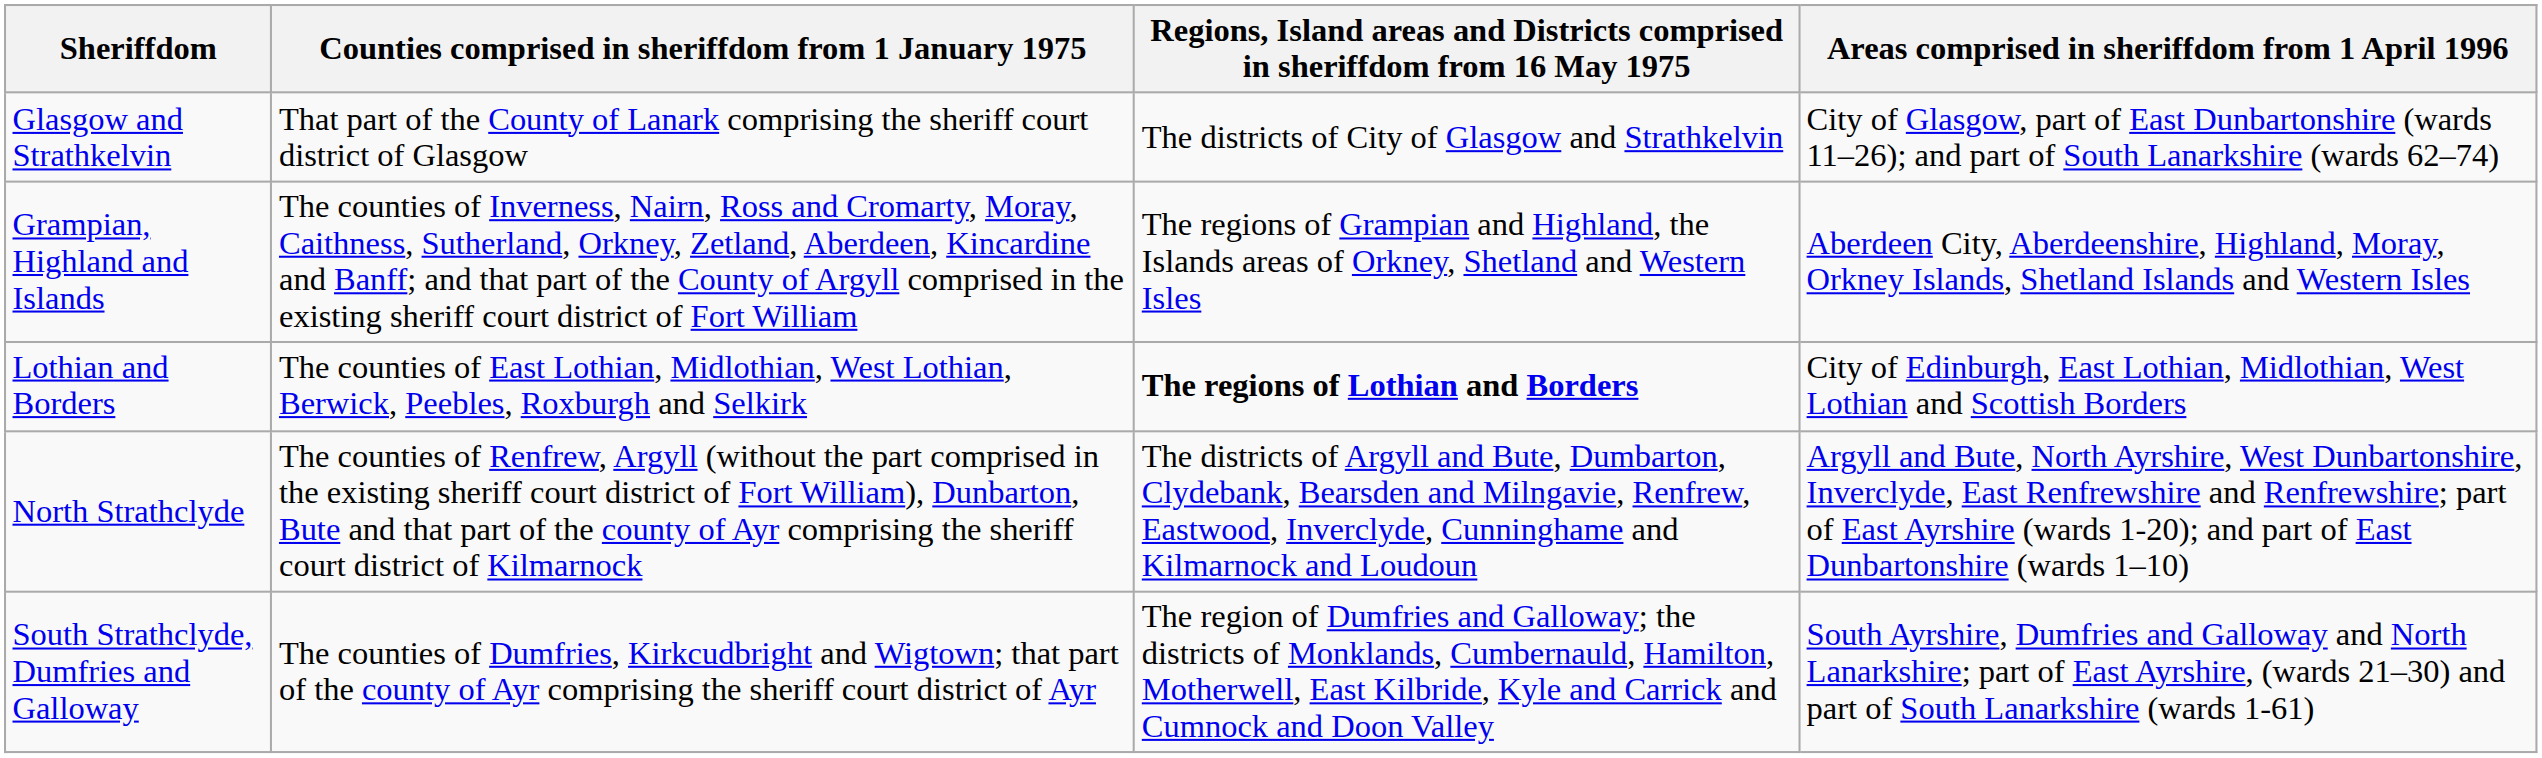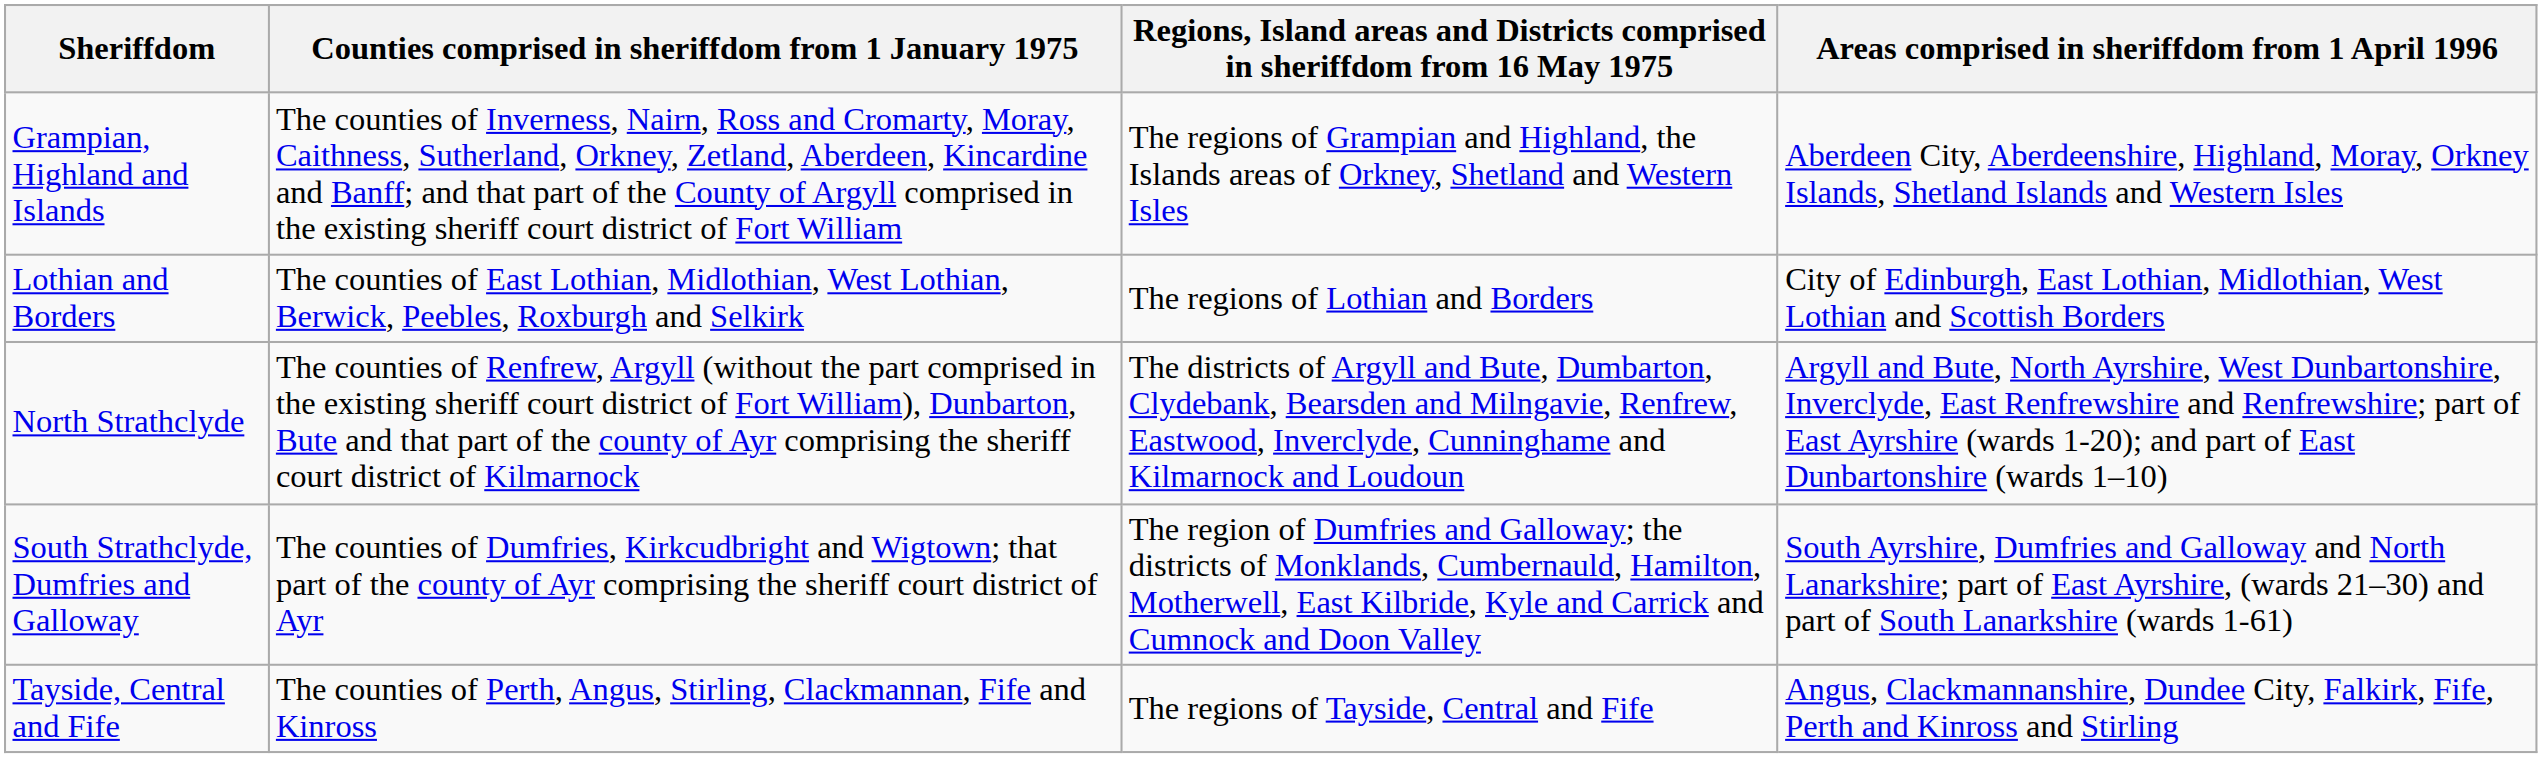- row: (98, 136)
(1390, 385) bold -> (1361, 297) normal
+ row: (119, 708)
